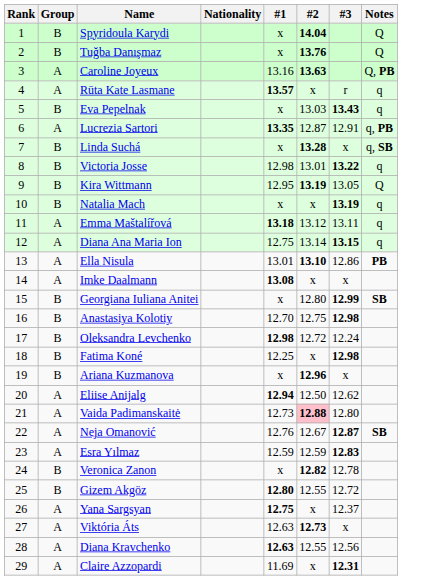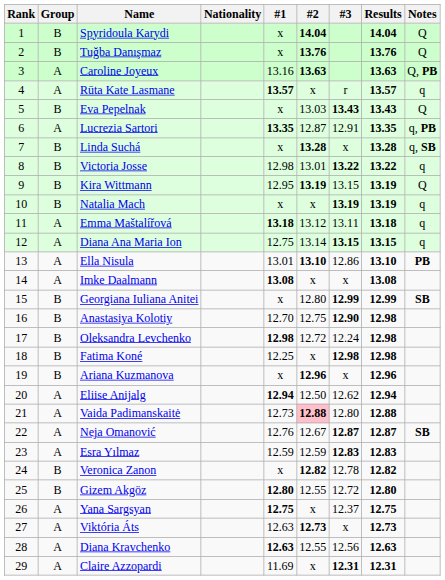+ column: (383, 14)
(379, 109) q -> (422, 109) Q
(345, 185) 13.05 -> (345, 185) 13.15
(345, 318) 12.98 -> (345, 318) 12.90
